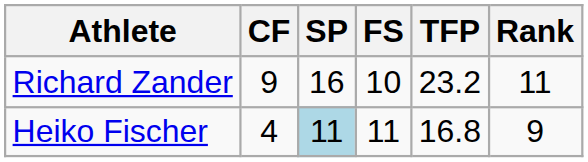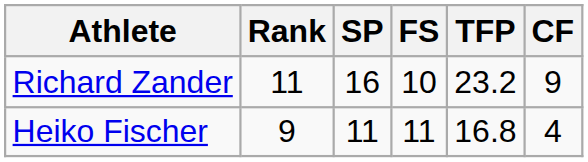columns swapped: (269, 31) <-> (535, 31)
(327, 132) lightblue background -> (362, 132) no background
